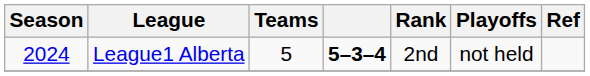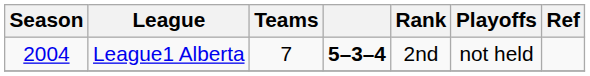(46, 53) 2024 -> (46, 53) 2004
(286, 53) 5 -> (286, 53) 7
